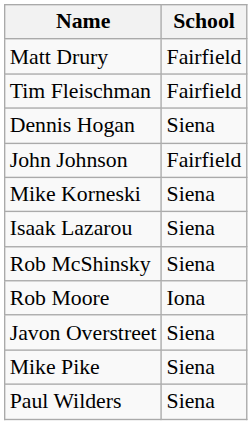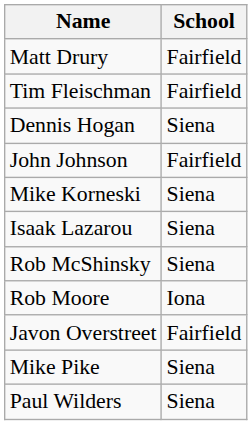(191, 332) Siena -> (204, 332) Fairfield
